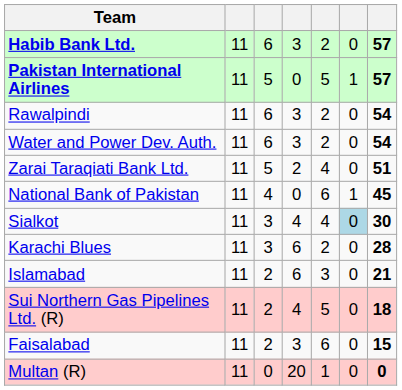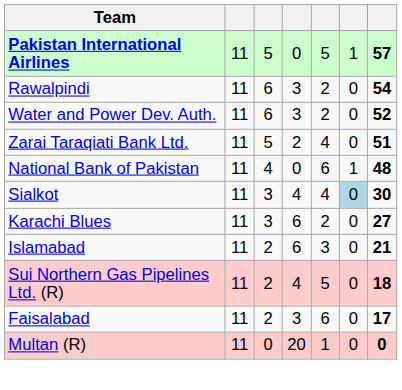- row: (72, 44)
(382, 141) 54 -> (382, 115) 52
(382, 194) 45 -> (382, 168) 48
(382, 247) 28 -> (382, 221) 27
(382, 345) 15 -> (382, 319) 17
